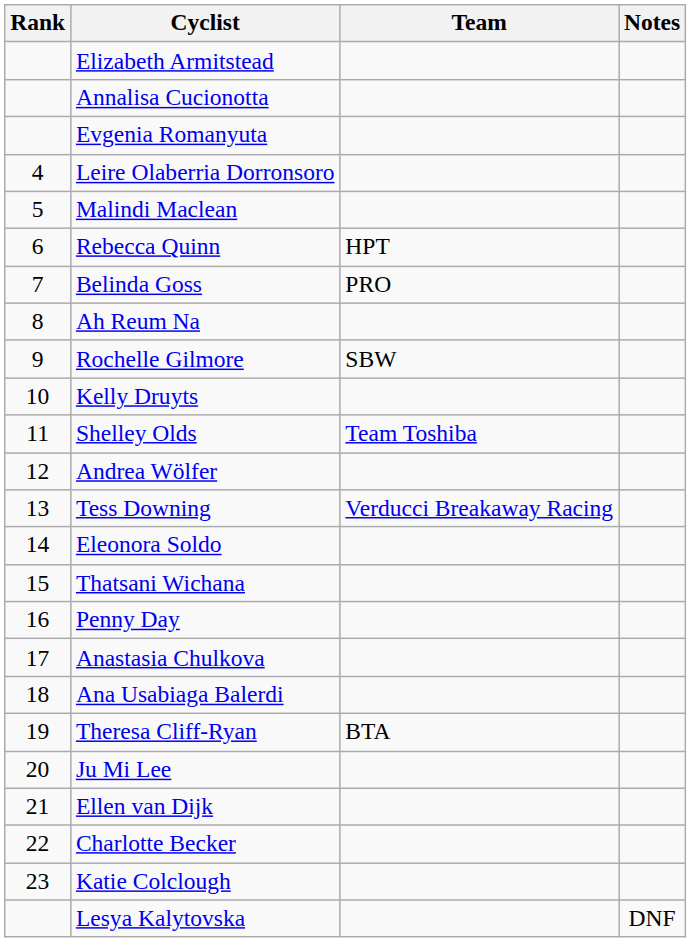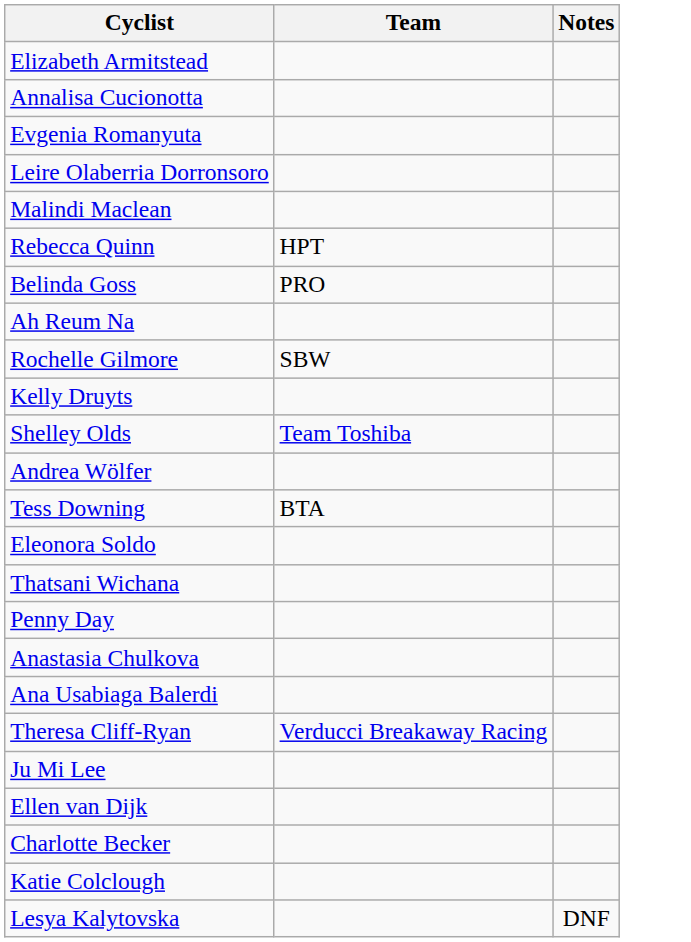- column: (38, 23)
(479, 508) Verducci Breakaway Racing -> (302, 508) BTA
(368, 731) BTA -> (413, 731) Verducci Breakaway Racing
